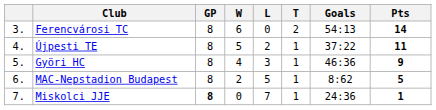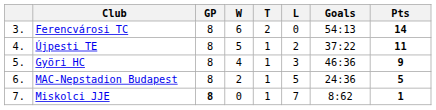columns swapped: (296, 13) <-> (267, 13)
(340, 80) 8:62 -> (340, 80) 24:36
(340, 96) 24:36 -> (340, 96) 8:62
